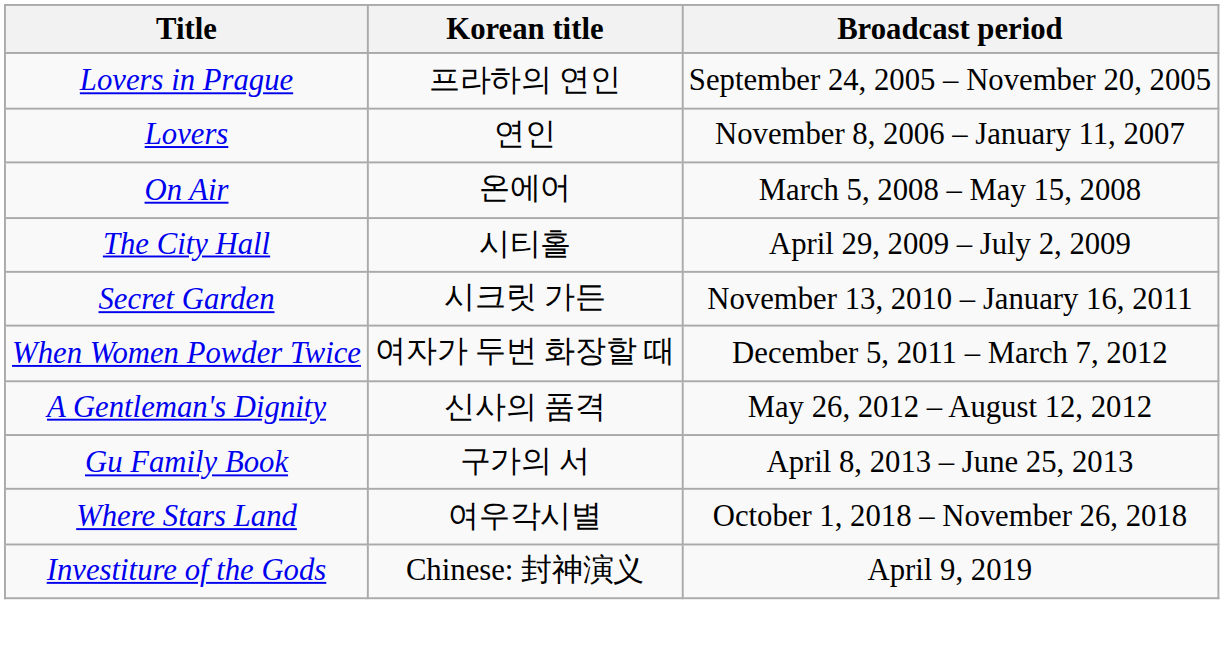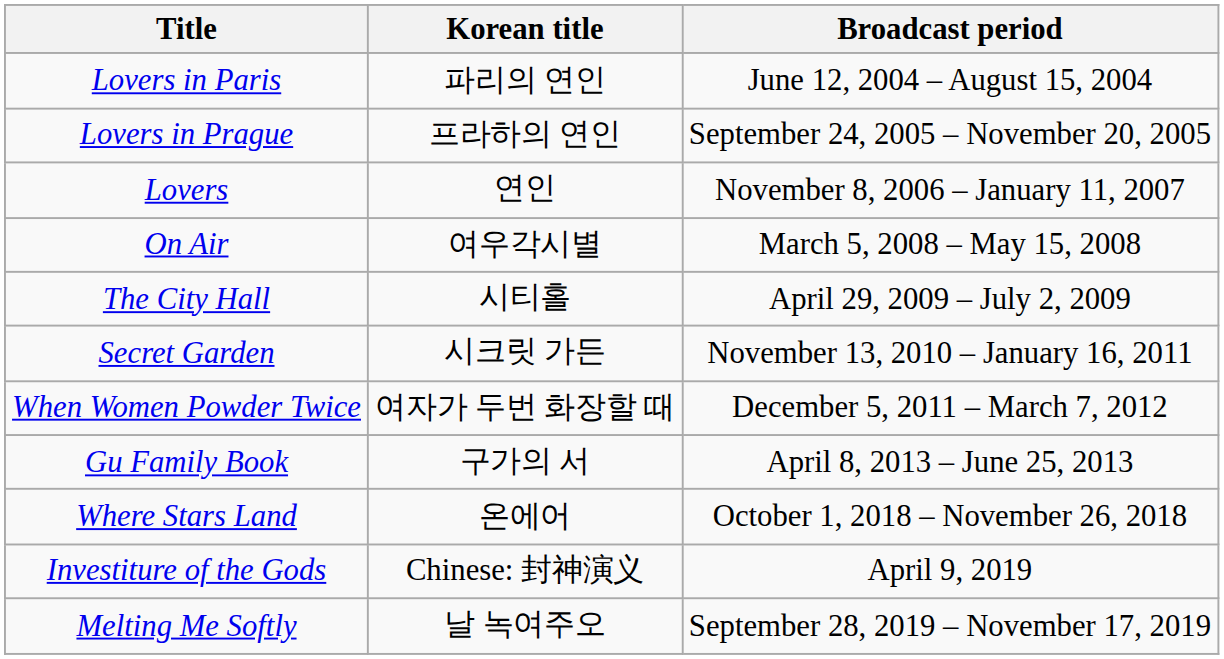+ row: (187, 80)
(525, 188) 온에어 -> (525, 242) 여우각시별
- row: (187, 407)
(525, 515) 여우각시별 -> (525, 515) 온에어
+ row: (187, 625)
